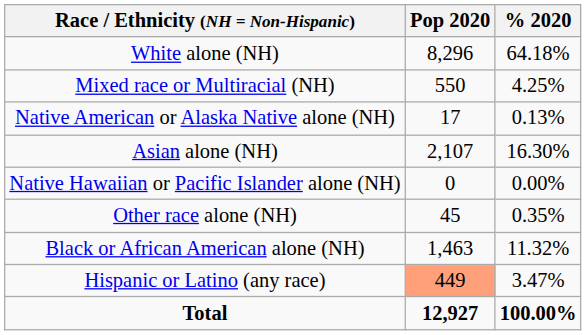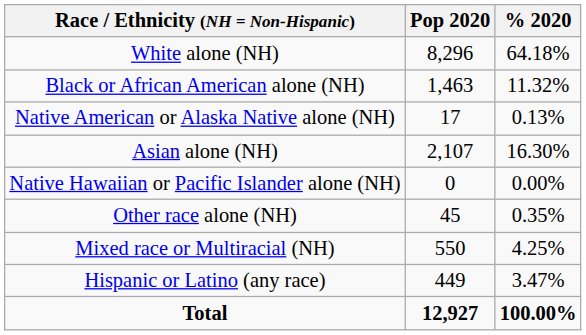rows swapped: (205, 248) <-> (205, 85)
(450, 280) lightsalmon background -> (450, 280) no background
